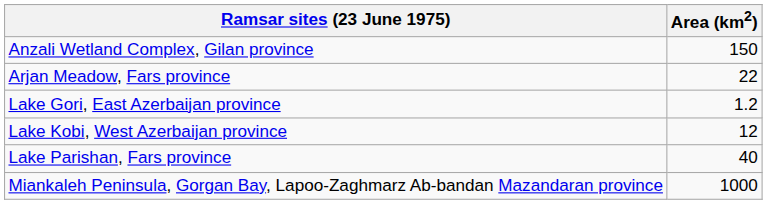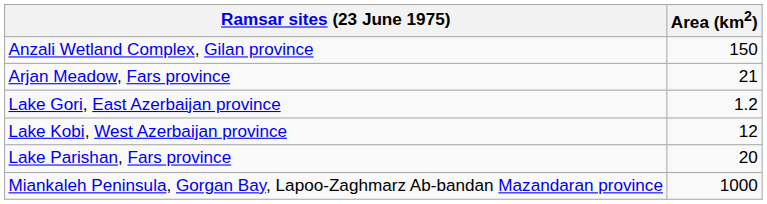(748, 77) 22 -> (748, 77) 21
(748, 158) 40 -> (748, 158) 20
